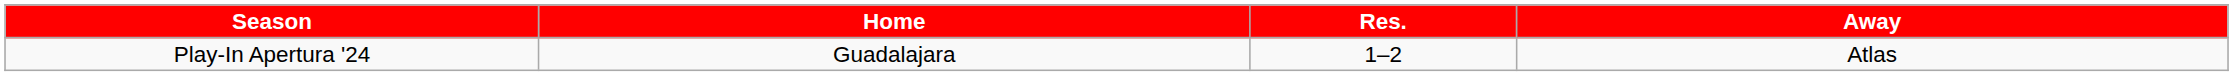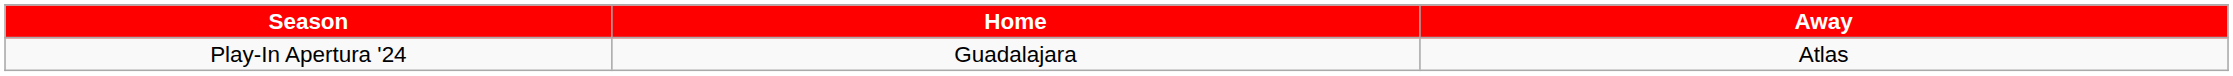- column: (1383, 21)
